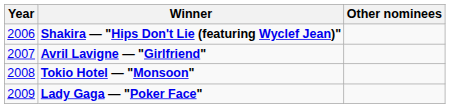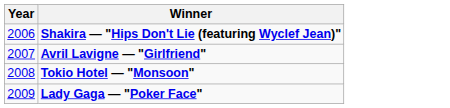- column: (394, 14)
